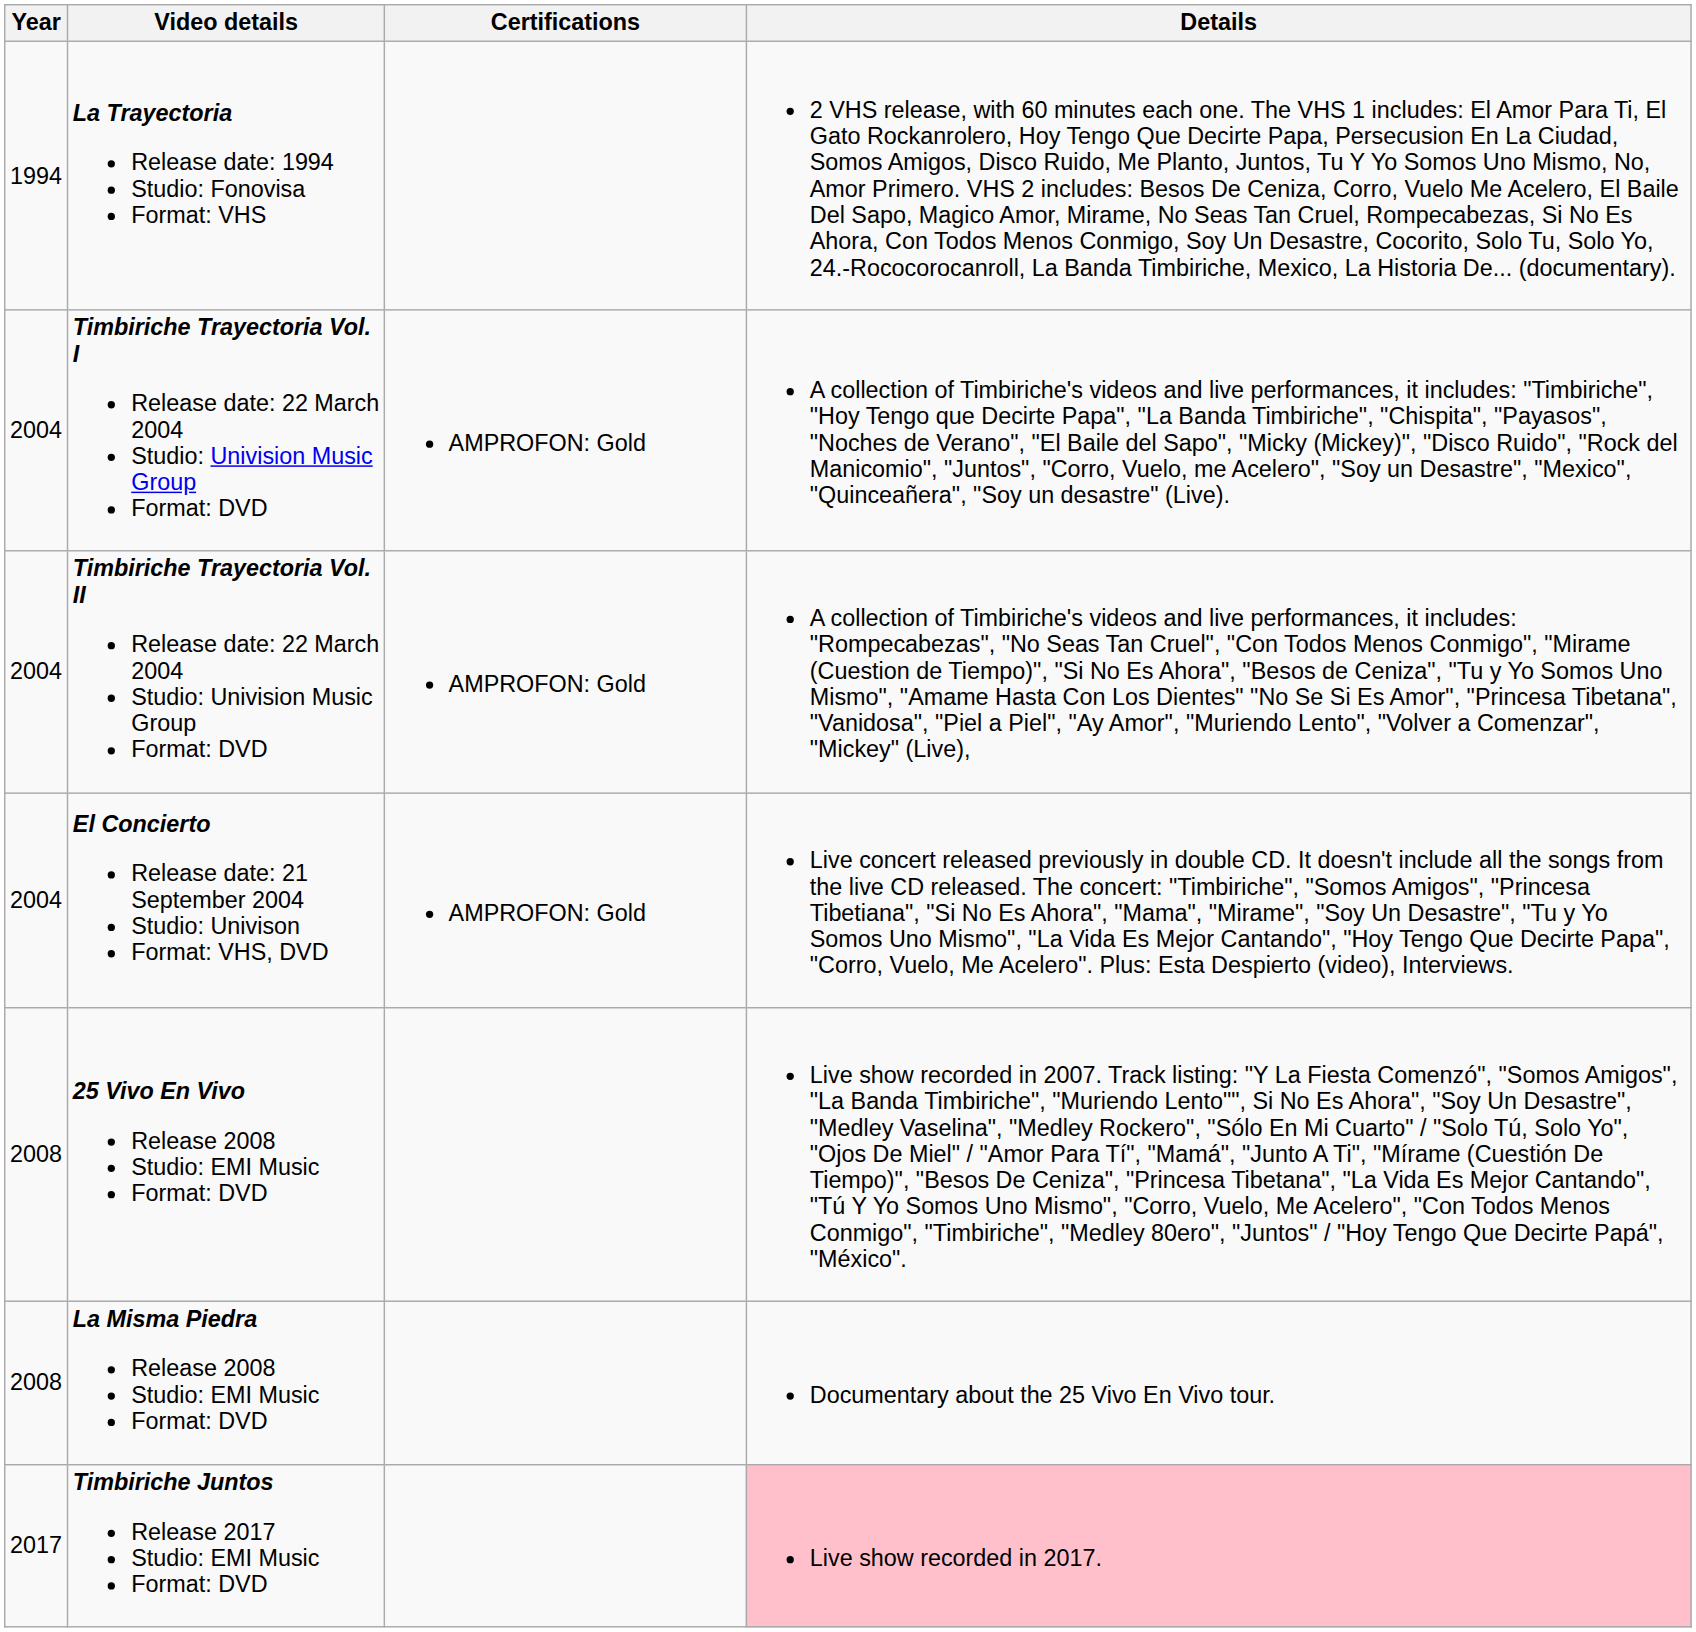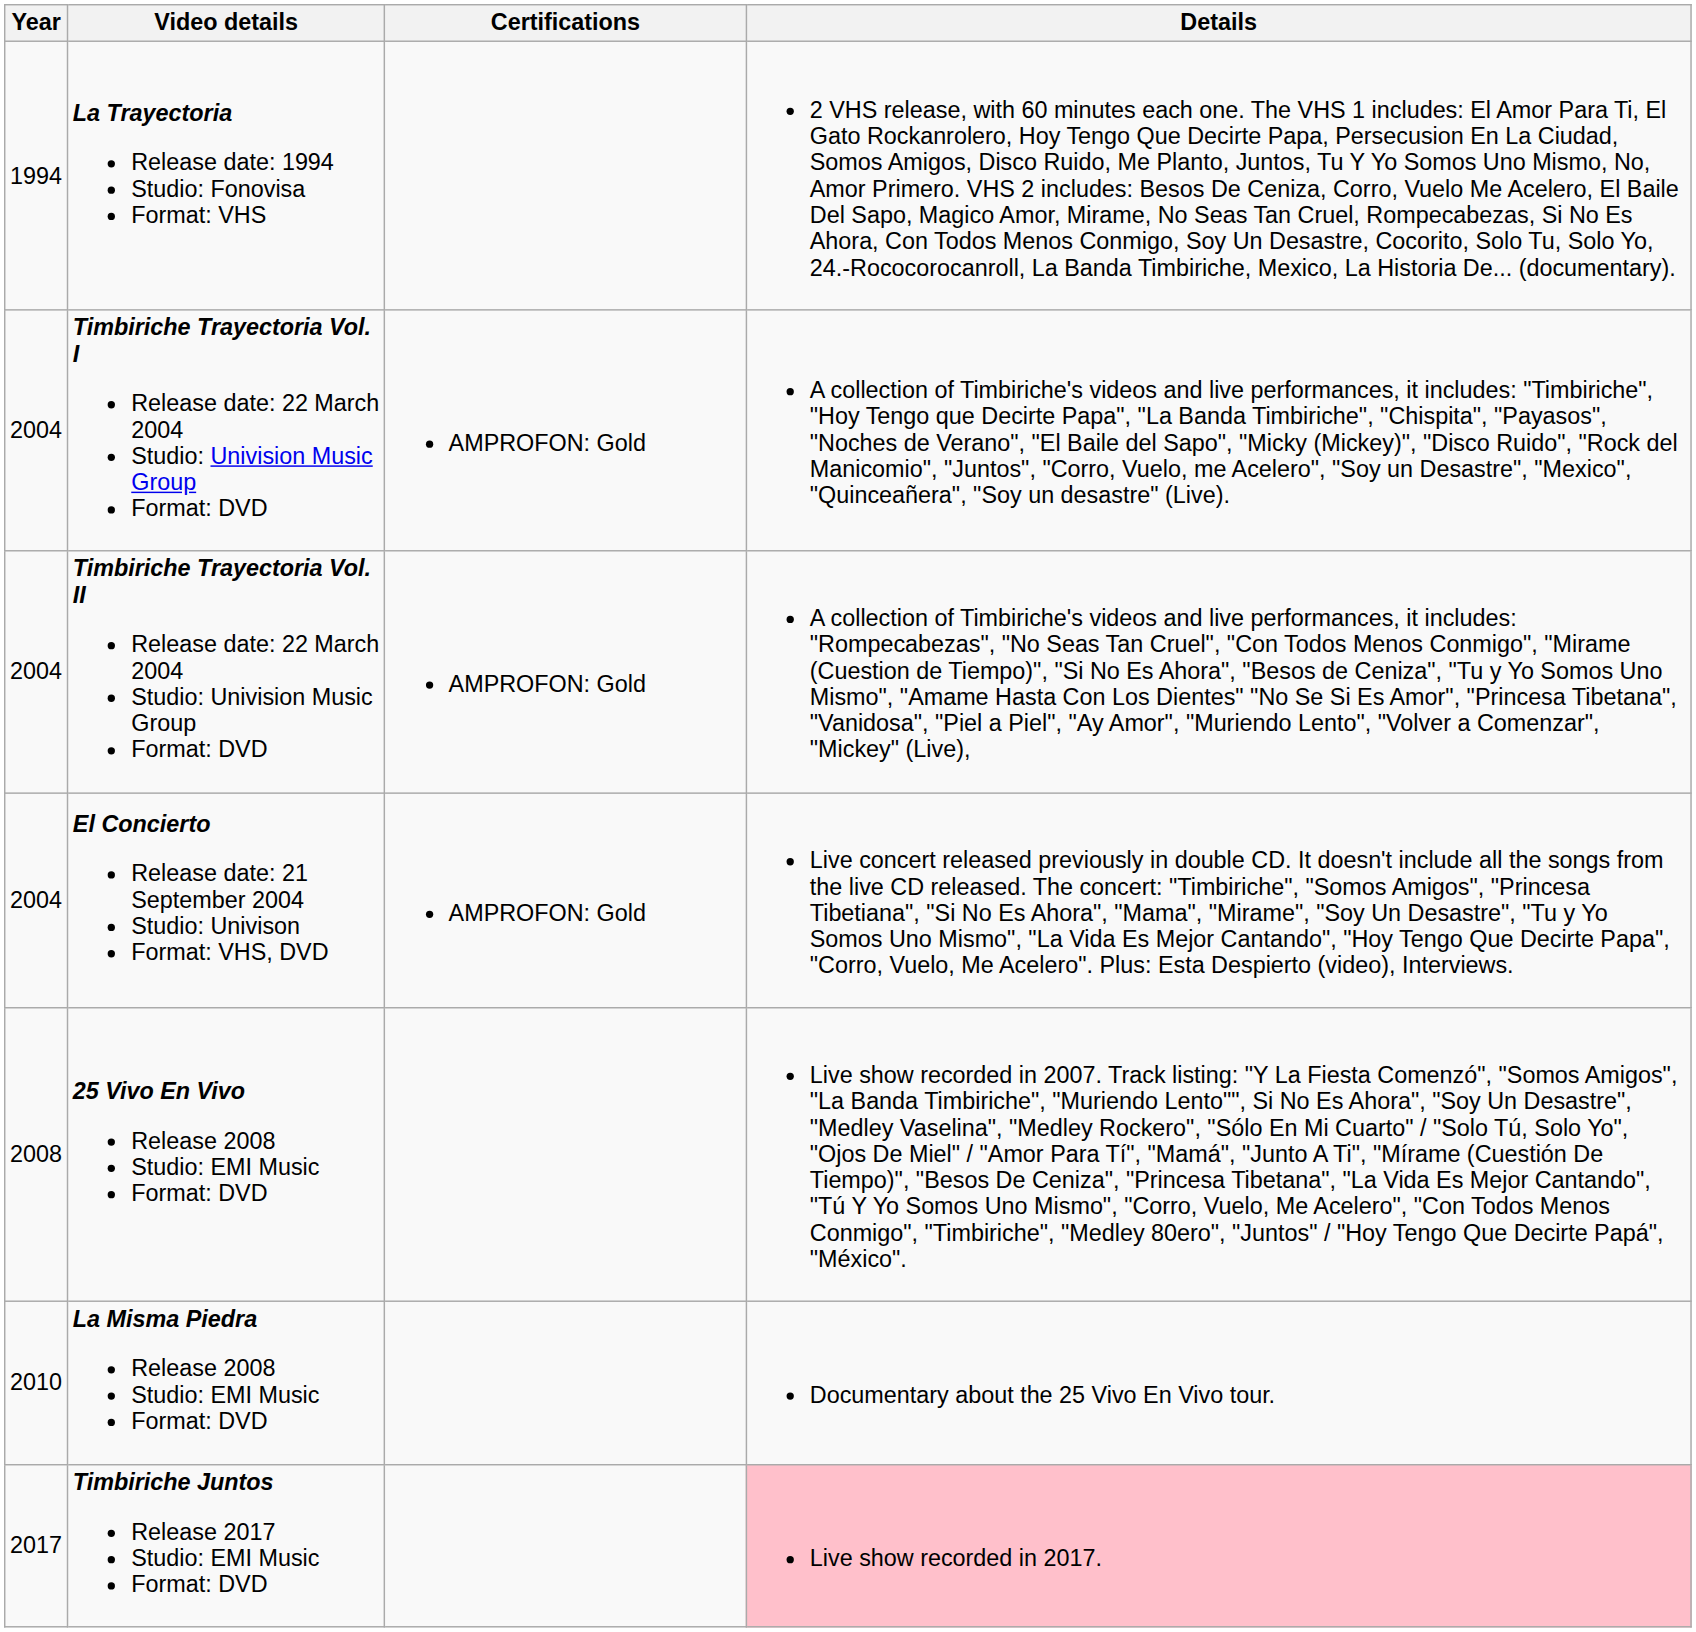(36, 1382) 2008 -> (36, 1382) 2010
